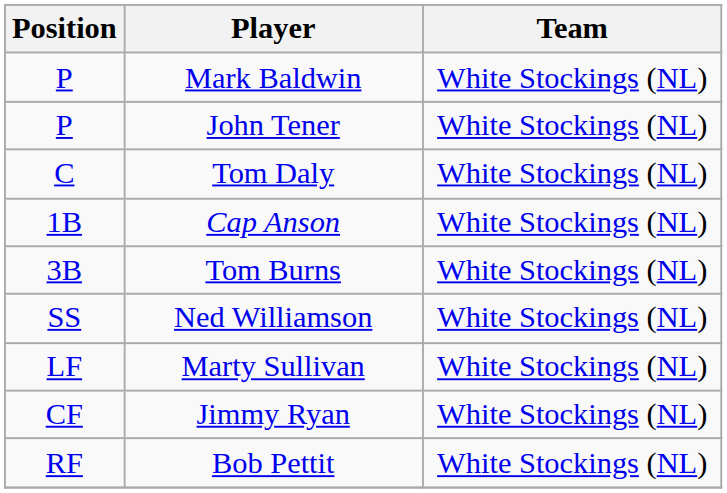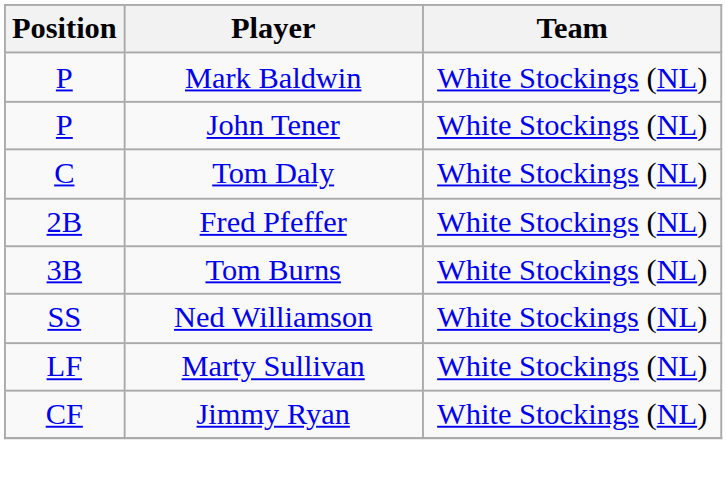- row: (273, 221)
+ row: (273, 221)
- row: (273, 462)
